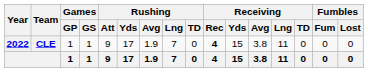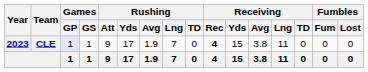(18, 43) 2022 -> (18, 43) 2023
(70, 43) no background -> (70, 43) lavender background
